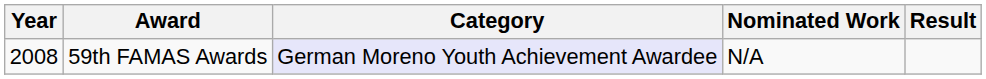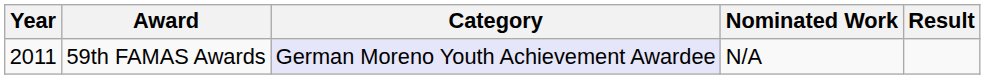(34, 56) 2008 -> (33, 56) 2011
